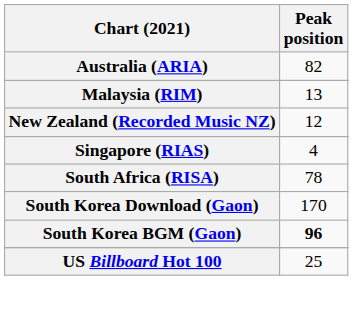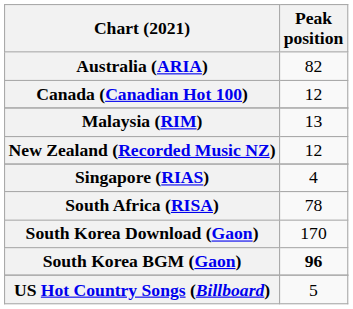+ row: (142, 94)
- row: (142, 261)
+ row: (142, 289)
